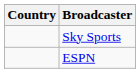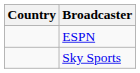rows swapped: (92, 36) <-> (79, 57)
